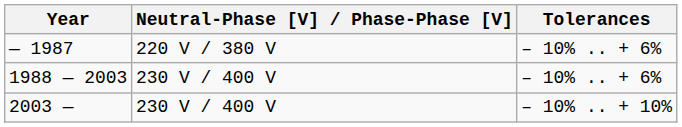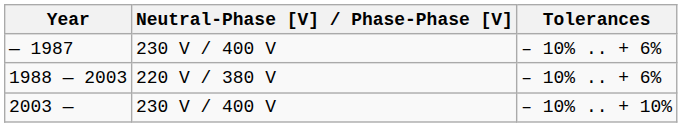(206, 49) 220 V / 380 V -> (206, 49) 230 V / 400 V
(206, 78) 230 V / 400 V -> (206, 78) 220 V / 380 V
